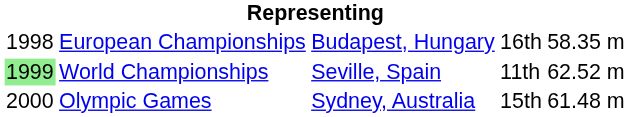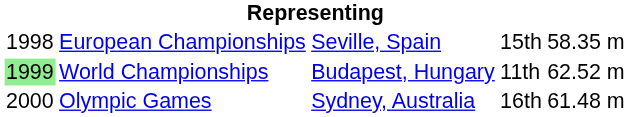(403, 42) Budapest, Hungary -> (376, 42) Seville, Spain
(521, 42) 16th -> (521, 42) 15th
(376, 71) Seville, Spain -> (403, 71) Budapest, Hungary
(521, 101) 15th -> (521, 101) 16th
